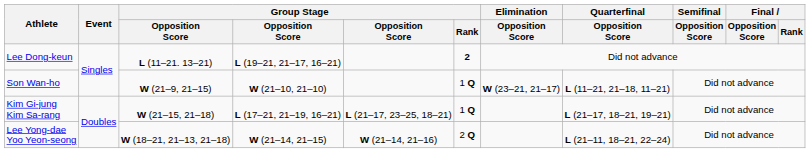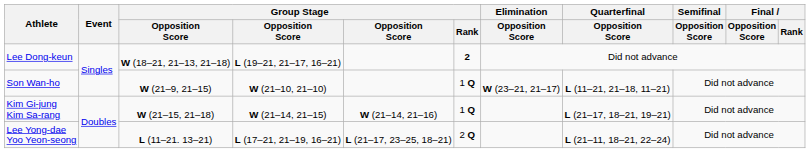(176, 63) L (11–21. 13–21) -> (176, 63) W (18–21, 21–13, 21–18)
(288, 115) L (17–21, 21–19, 16–21) -> (288, 115) W (21–14, 21–15)
(399, 115) L (21–17, 23–25, 18–21) -> (399, 115) W (21–14, 21–16)
(176, 141) W (18–21, 21–13, 21–18) -> (176, 141) L (11–21. 13–21)
(288, 141) W (21–14, 21–15) -> (288, 141) L (17–21, 21–19, 16–21)
(399, 141) W (21–14, 21–16) -> (399, 141) L (21–17, 23–25, 18–21)
